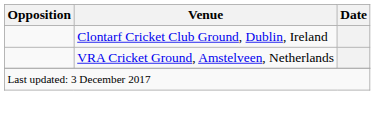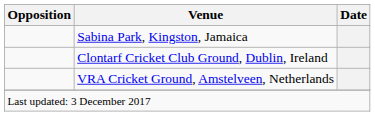+ row: (163, 36)
